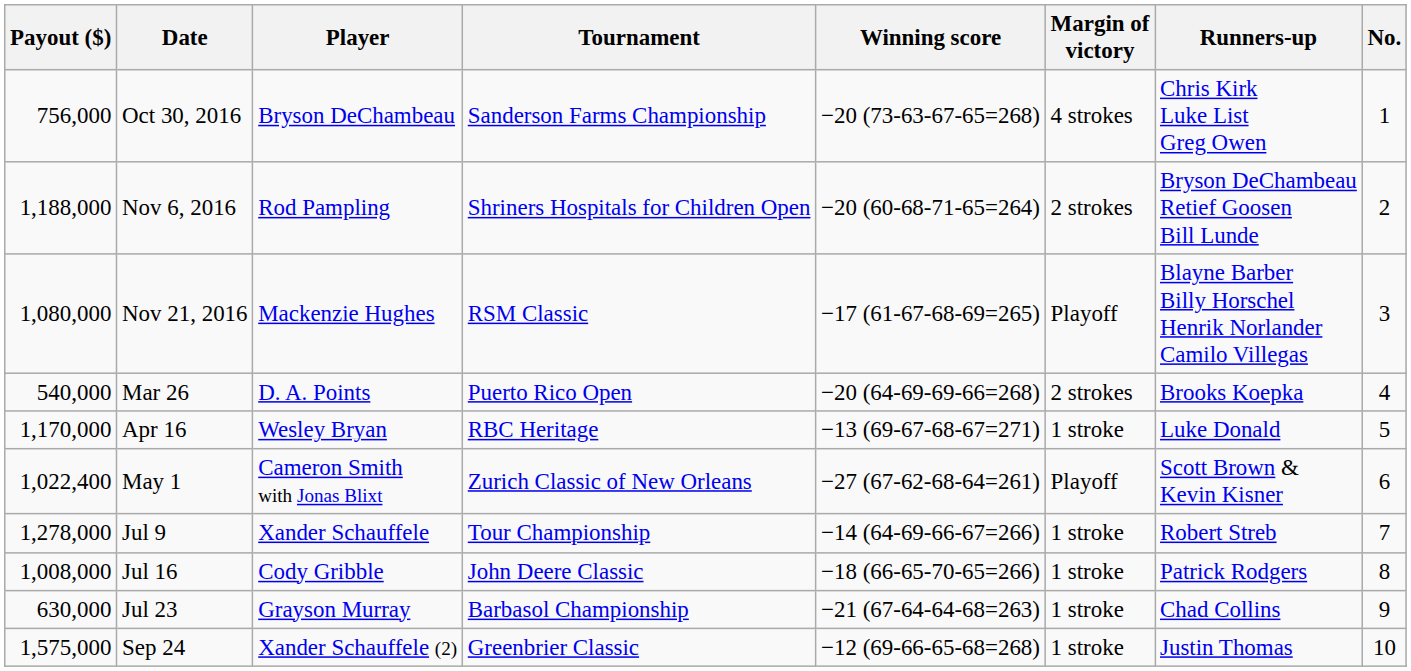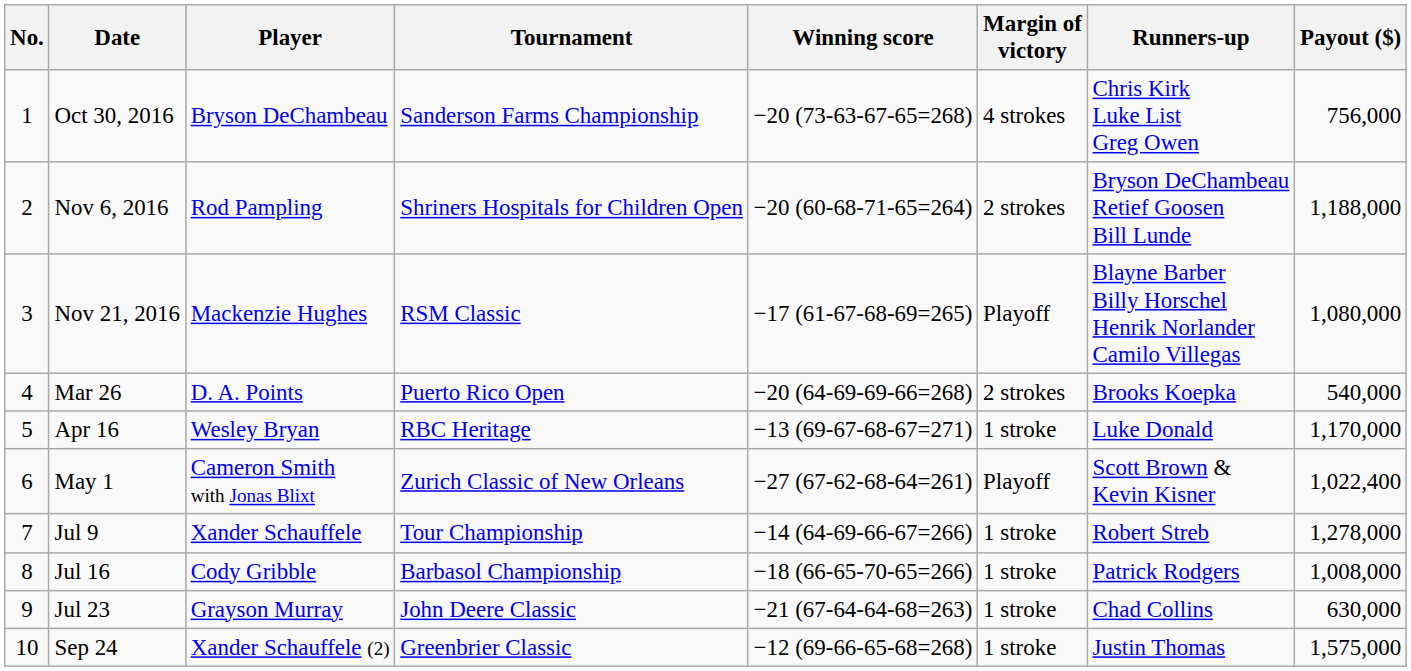columns swapped: (1384, 37) <-> (61, 37)
(556, 570) John Deere Classic -> (511, 570) Barbasol Championship
(578, 608) Barbasol Championship -> (488, 608) John Deere Classic
